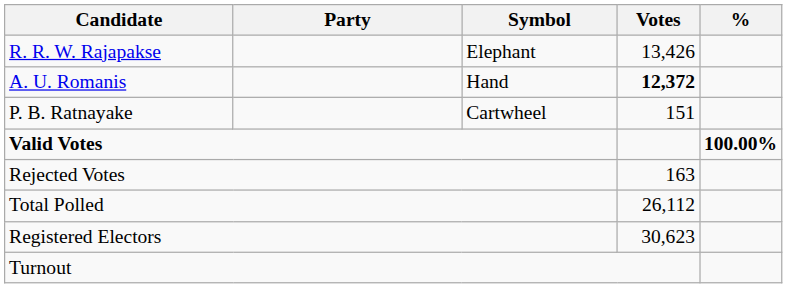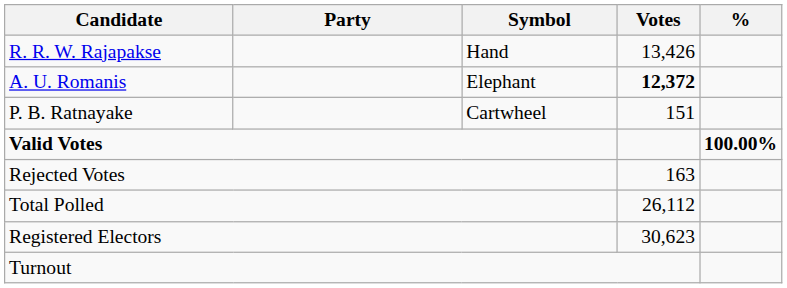(501, 50) Elephant -> (487, 50) Hand
(487, 81) Hand -> (501, 81) Elephant
